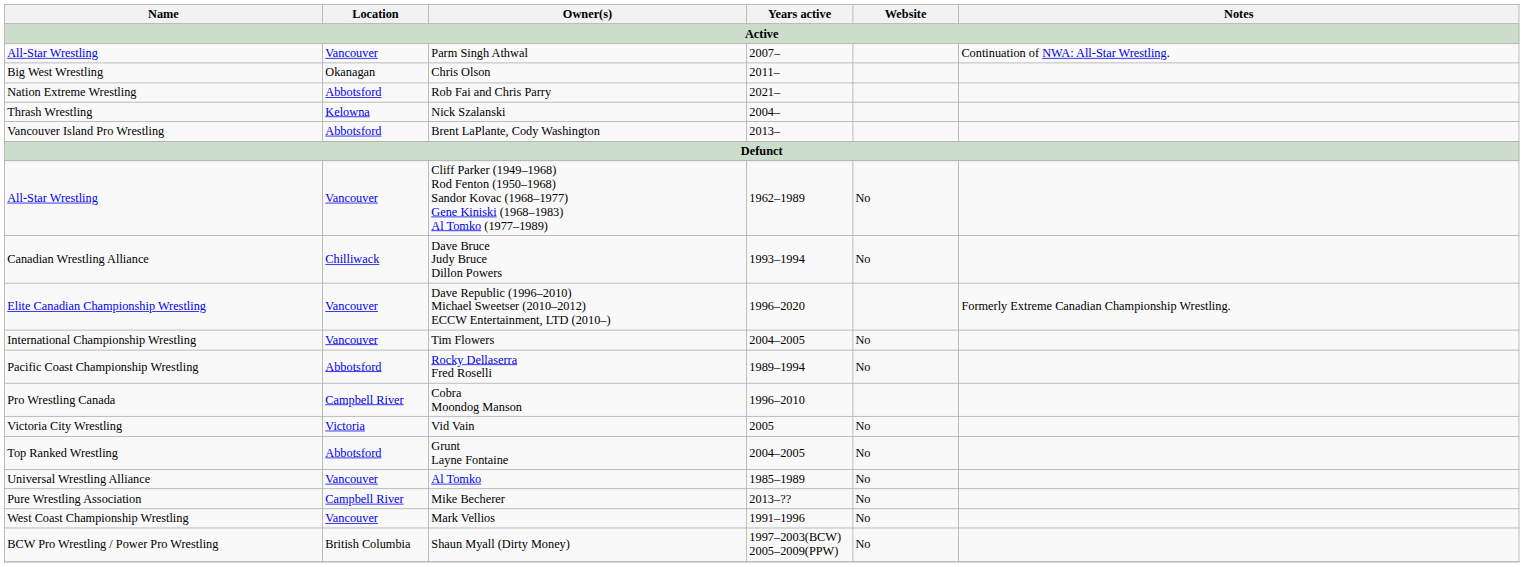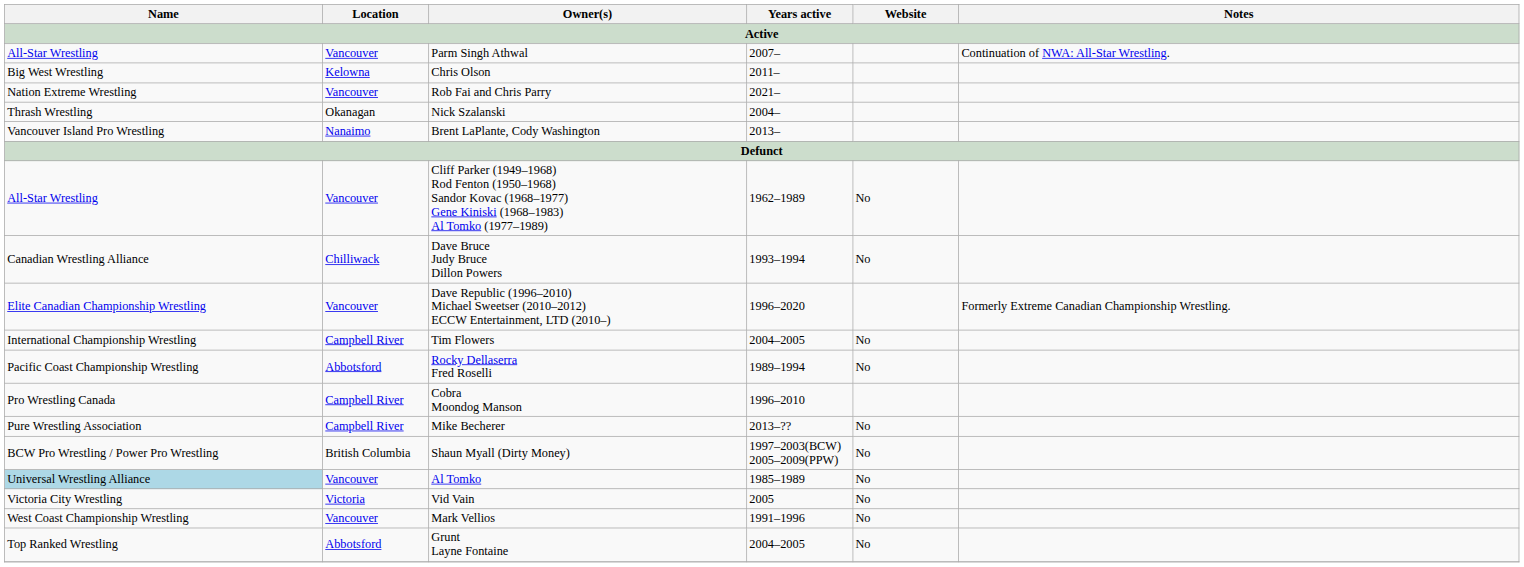(350, 72) Okanagan -> (348, 72) Kelowna
(353, 92) Abbotsford -> (352, 92) Vancouver
(348, 111) Kelowna -> (350, 111) Okanagan
(353, 131) Abbotsford -> (348, 131) Nanaimo
(352, 340) Vancouver -> (364, 340) Campbell River
rows swapped: (468, 498) <-> (453, 426)
rows swapped: (470, 452) <-> (501, 544)
(79, 479) no background -> (79, 479) lightblue background
